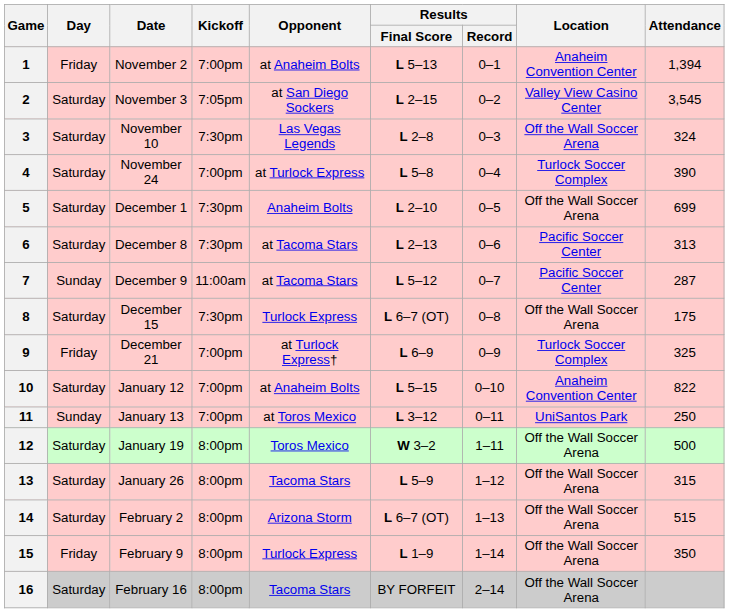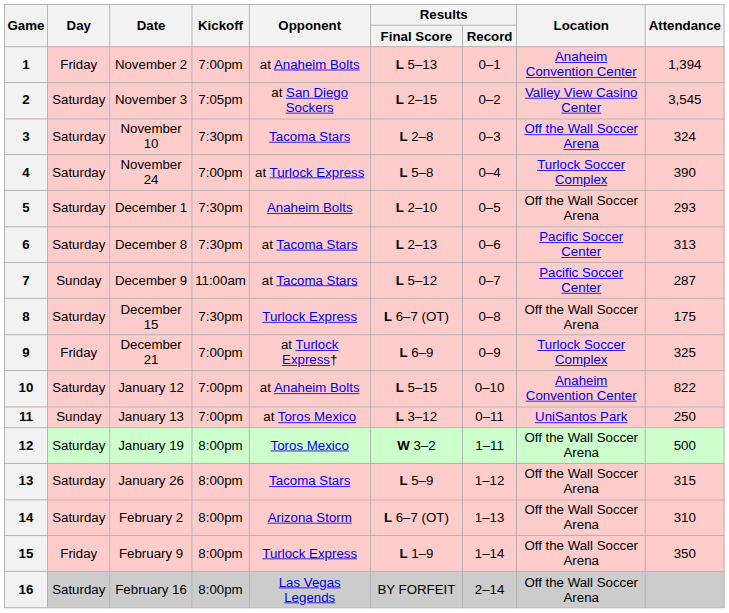(310, 136) Las Vegas Legends -> (310, 136) Tacoma Stars
(685, 208) 699 -> (685, 208) 293
(685, 517) 515 -> (685, 517) 310
(310, 589) Tacoma Stars -> (310, 589) Las Vegas Legends
